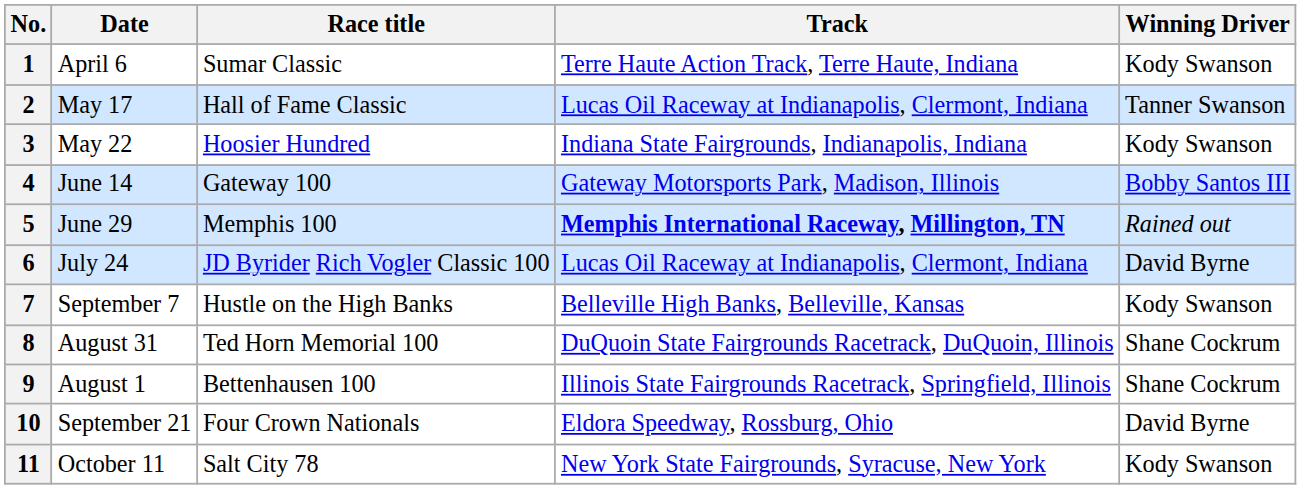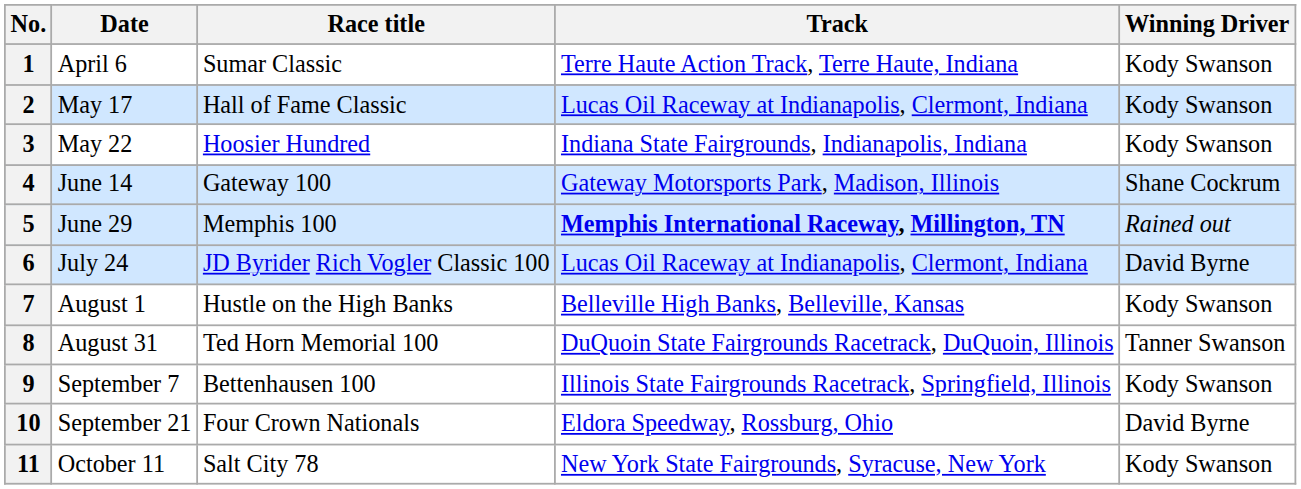(1205, 103) Tanner Swanson -> (1199, 103) Kody Swanson
(1208, 183) Bobby Santos III -> (1203, 183) Shane Cockrum
(119, 303) September 7 -> (102, 303) August 1
(1203, 343) Shane Cockrum -> (1205, 343) Tanner Swanson
(102, 383) August 1 -> (119, 383) September 7
(1203, 383) Shane Cockrum -> (1199, 383) Kody Swanson
